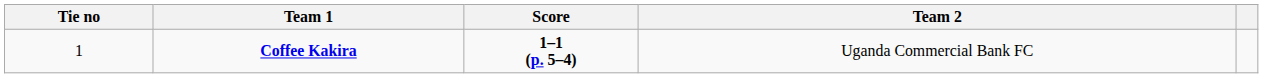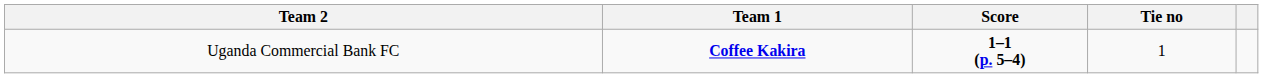columns swapped: (79, 17) <-> (937, 17)
